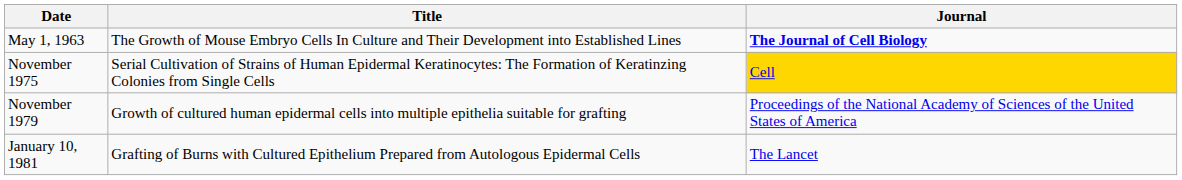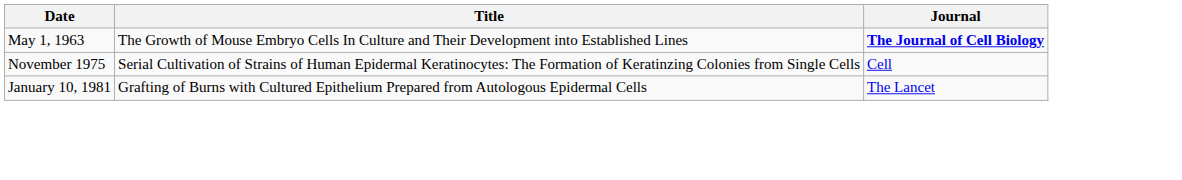(762, 72) gold background -> (879, 64) no background
- row: (40, 113)
